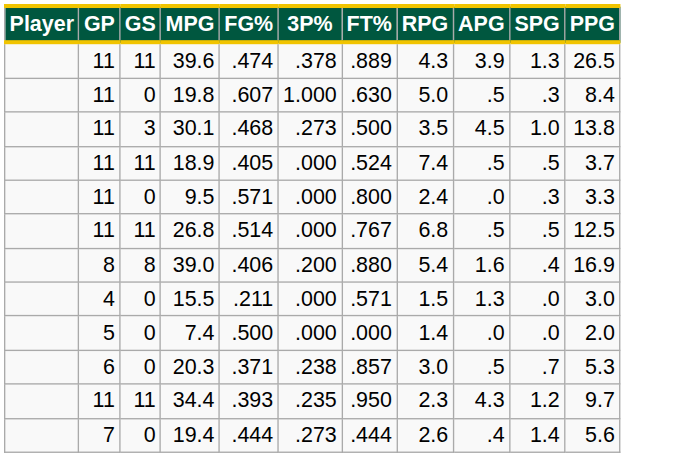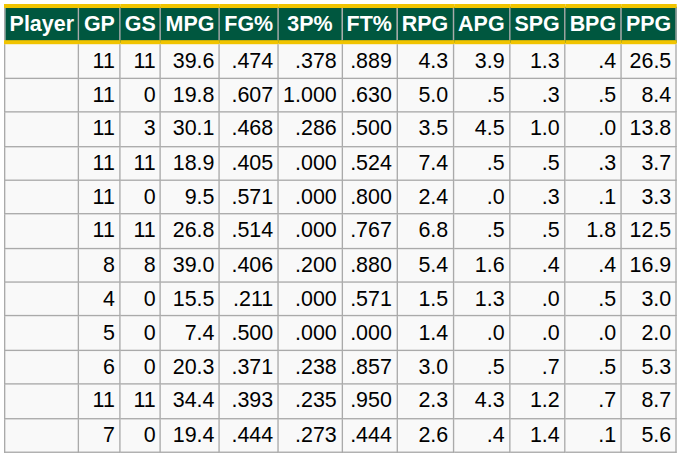+ column: (593, 24)
(316, 128) .273 -> (316, 128) .286
(600, 400) 9.7 -> (656, 400) 8.7
